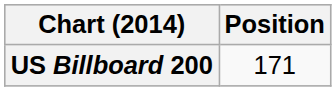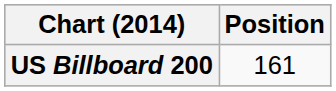(275, 65) 171 -> (275, 65) 161
